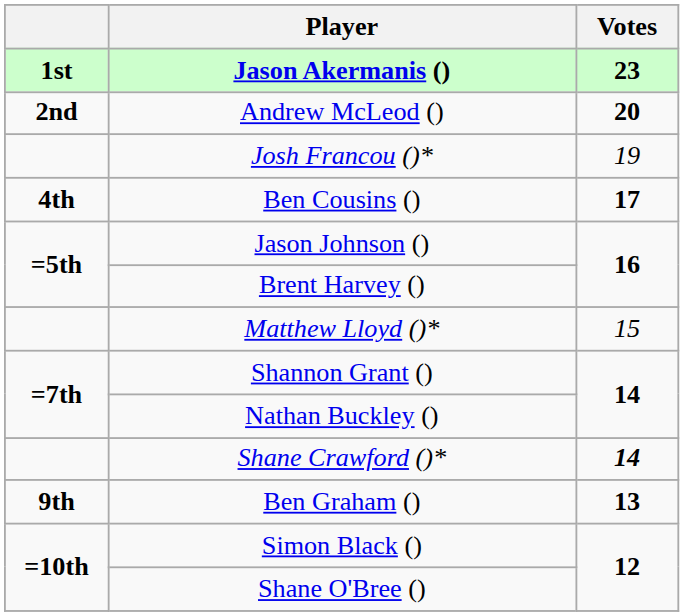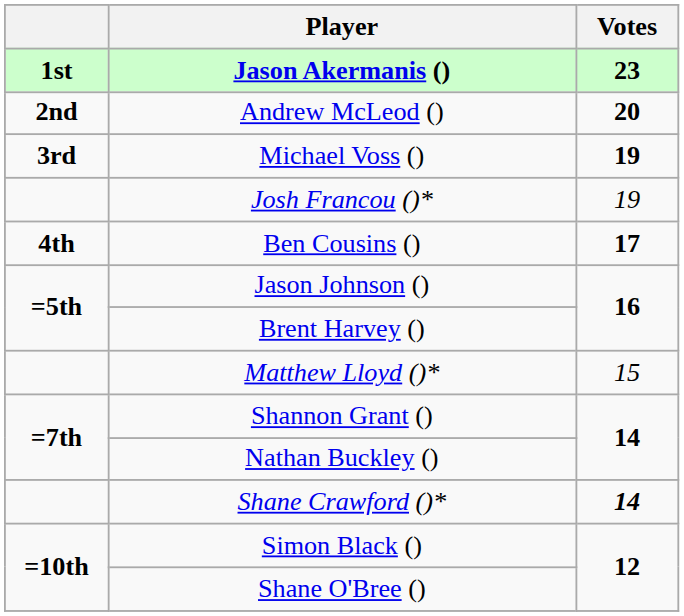+ row: (342, 156)
- row: (342, 501)
